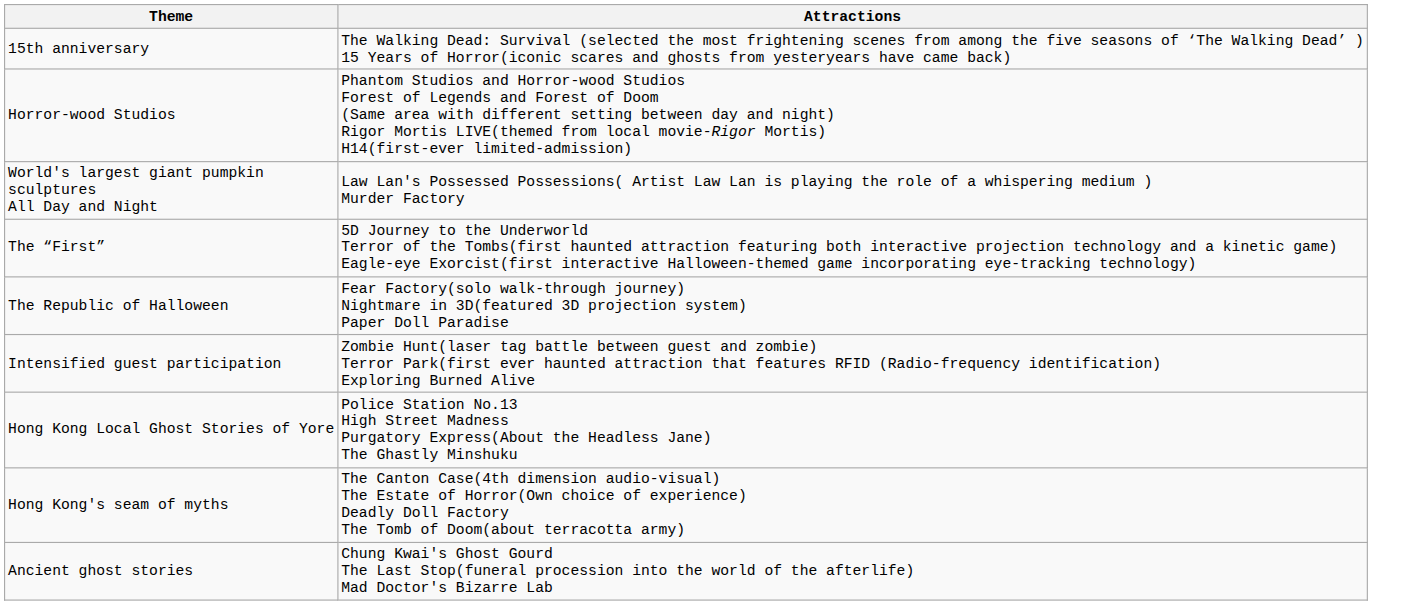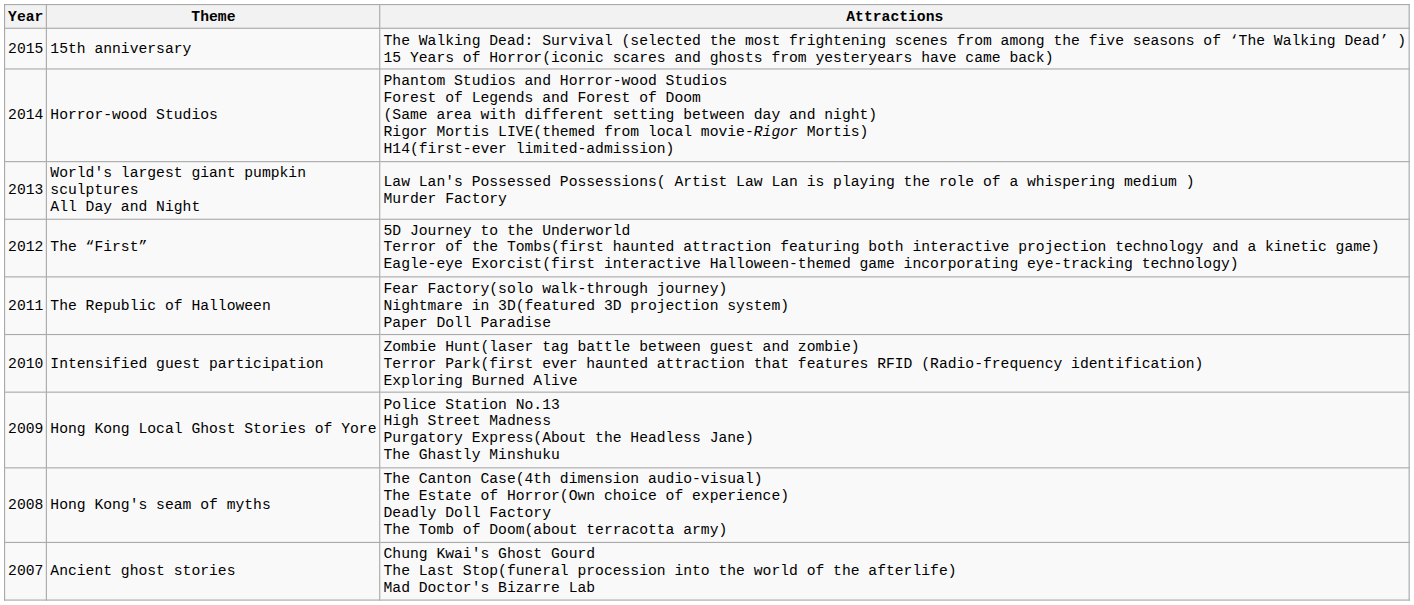+ column: (26, 17)
